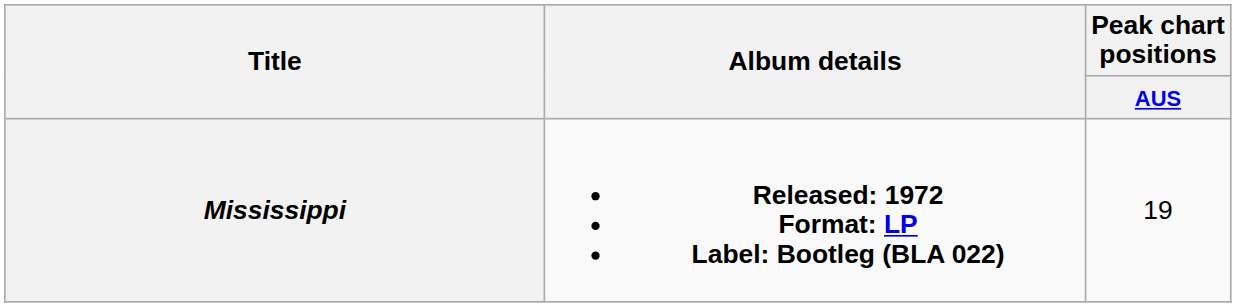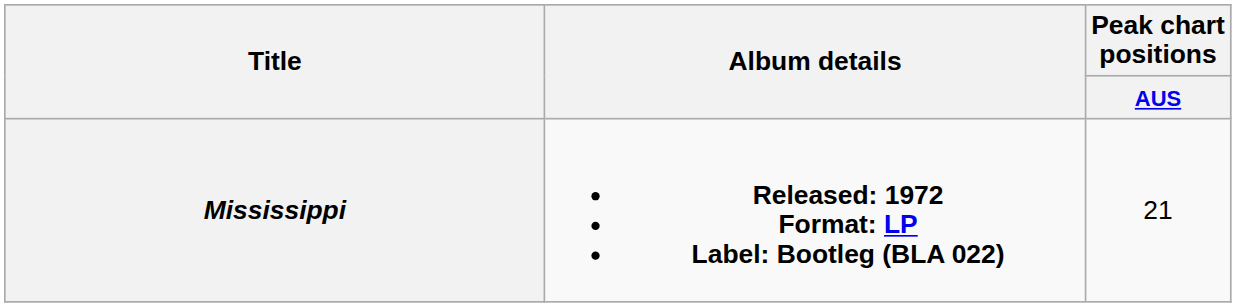(1158, 209) 19 -> (1158, 209) 21
